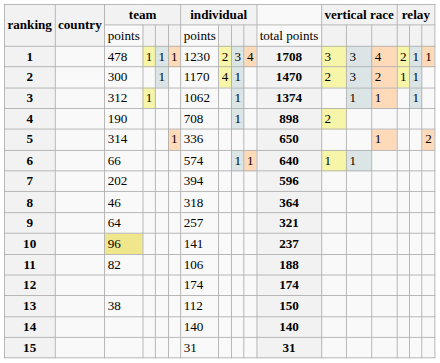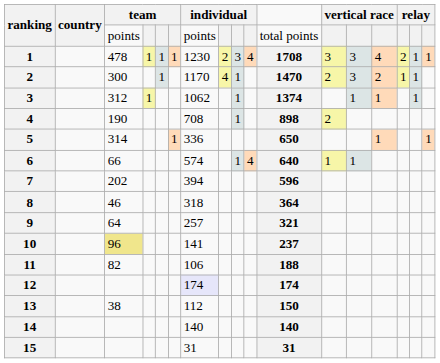(428, 139) 2 -> (428, 139) 1
(250, 160) 1 -> (250, 160) 4
(194, 285) no background -> (194, 285) lavender background
